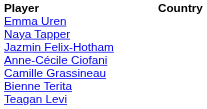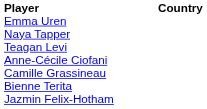rows swapped: (59, 47) <-> (36, 99)
